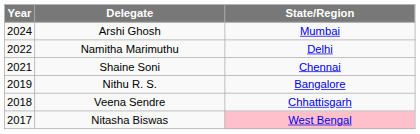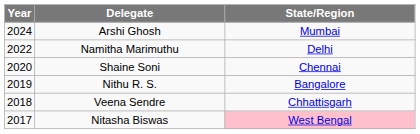(19, 67) 2021 -> (19, 67) 2020
